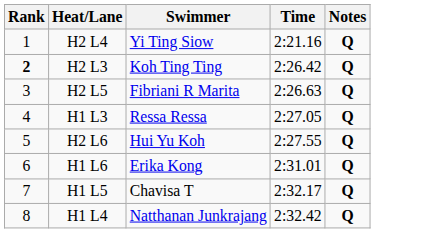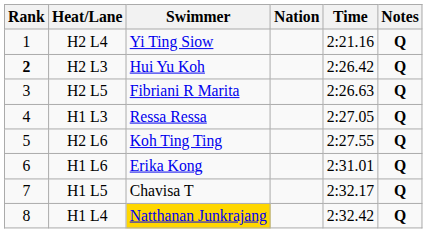+ column: (297, 16)
(176, 66) Koh Ting Ting -> (167, 66) Hui Yu Koh
(167, 141) Hui Yu Koh -> (176, 141) Koh Ting Ting
(198, 215) no background -> (198, 215) gold background
